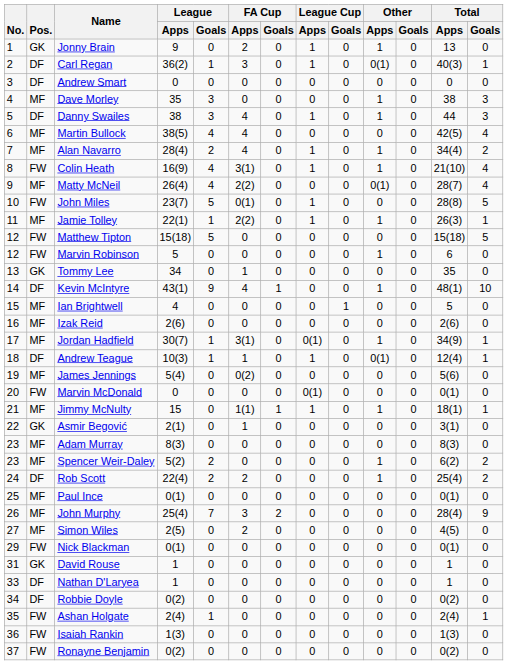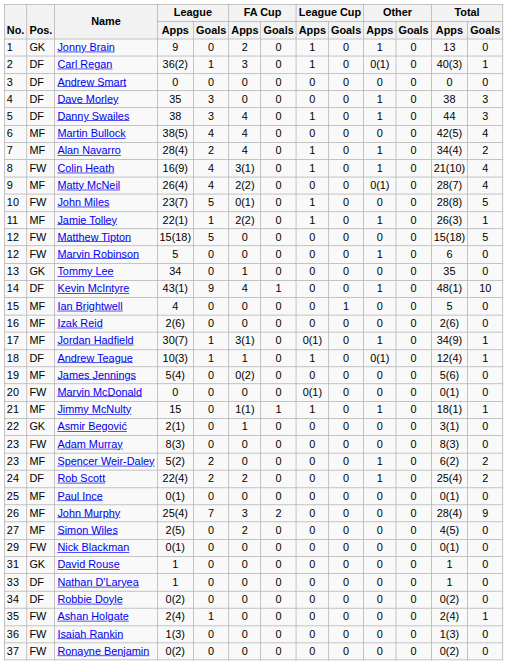(37, 99) MF -> (37, 99) DF
(37, 444) MF -> (38, 444) FW
